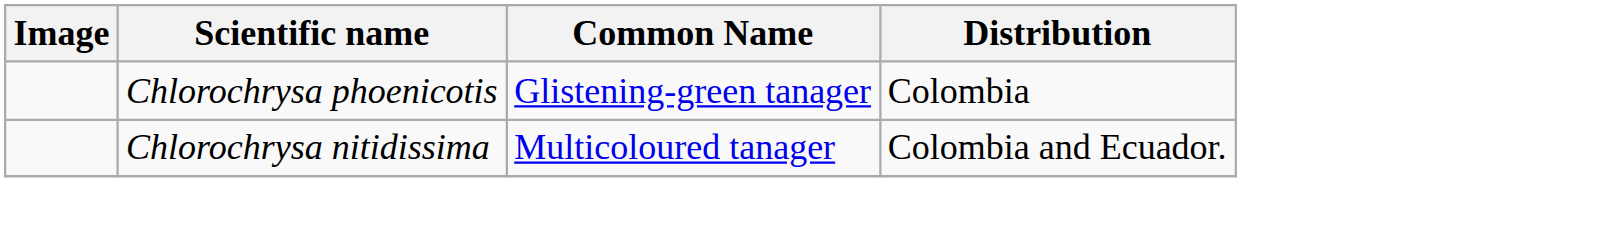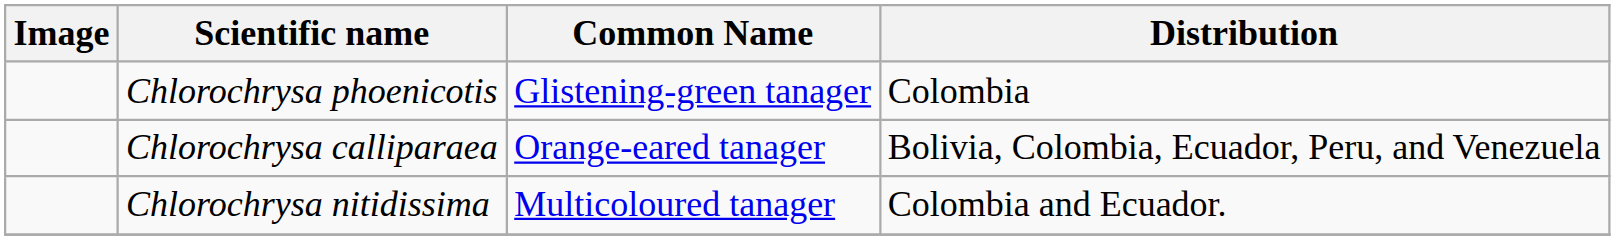+ row: (312, 147)
